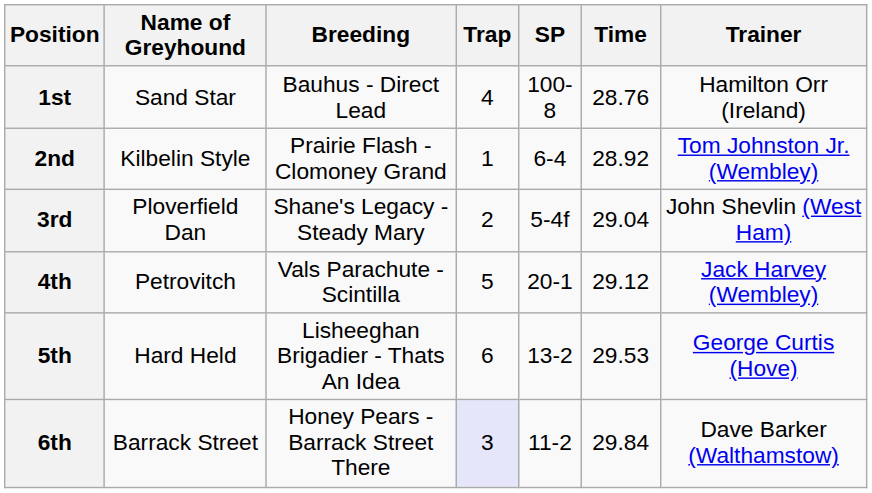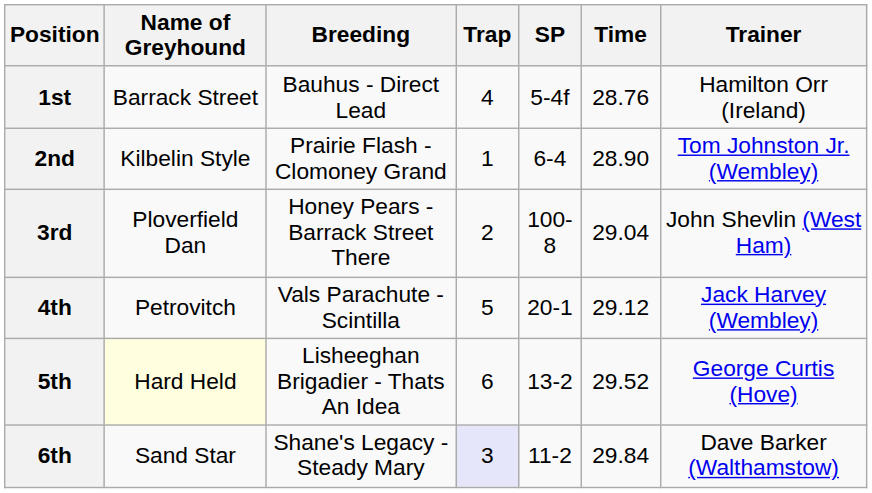(185, 96) Sand Star -> (185, 96) Barrack Street
(550, 96) 100-8 -> (550, 96) 5-4f
(621, 158) 28.92 -> (621, 158) 28.90
(361, 220) Shane's Legacy - Steady Mary -> (361, 232) Honey Pears - Barrack Street There
(550, 220) 5-4f -> (550, 232) 100-8
(185, 356) no background -> (185, 381) lightyellow background
(621, 356) 29.53 -> (621, 381) 29.52
(185, 443) Barrack Street -> (185, 455) Sand Star
(361, 443) Honey Pears - Barrack Street There -> (361, 455) Shane's Legacy - Steady Mary
